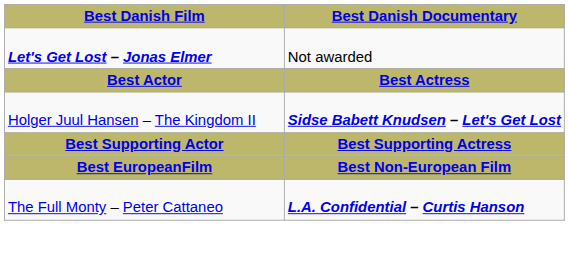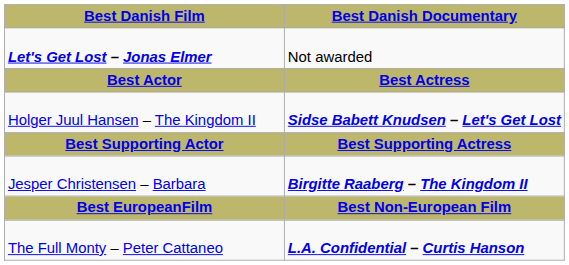+ row: (107, 184)
